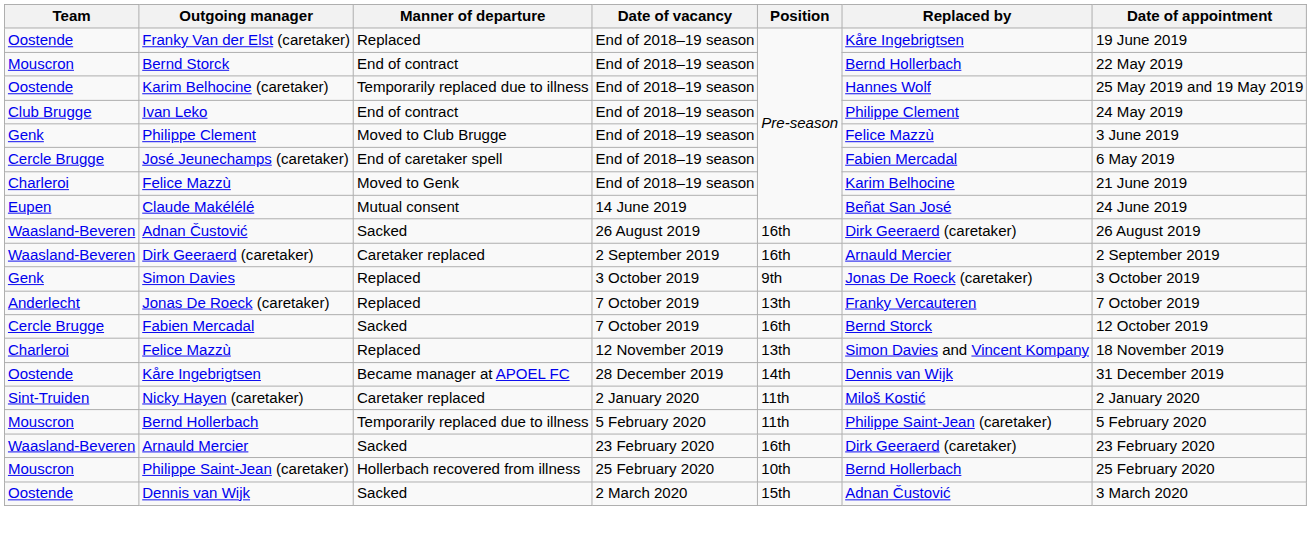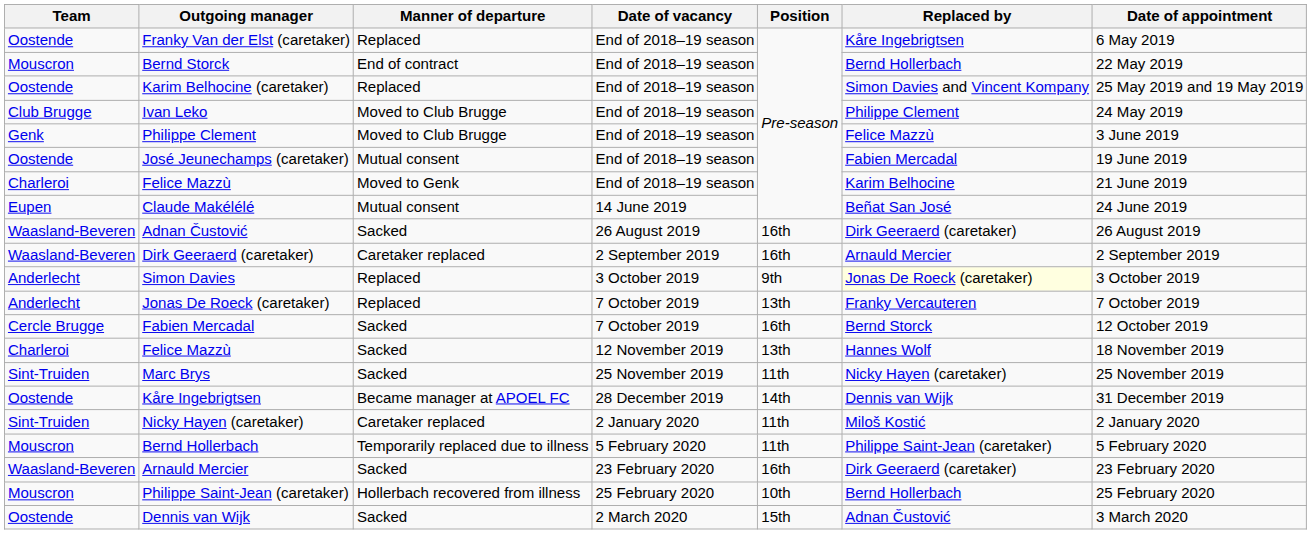(1142, 40) 19 June 2019 -> (1135, 40) 6 May 2019
(473, 87) Temporarily replaced due to illness -> (389, 87) Replaced
(888, 87) Hannes Wolf -> (967, 87) Simon Davies and Vincent Kompany
(408, 111) End of contract -> (432, 111) Moved to Club Brugge
(56, 159) Cercle Brugge -> (41, 159) Oostende
(430, 159) End of caretaker spell -> (408, 159) Mutual consent
(1135, 159) 6 May 2019 -> (1142, 159) 19 June 2019
(26, 278) Genk -> (44, 278) Anderlecht
(939, 278) no background -> (939, 278) lightyellow background
(389, 350) Replaced -> (382, 350) Sacked
(967, 350) Simon Davies and Vincent Kompany -> (888, 350) Hannes Wolf
+ row: (176, 374)
